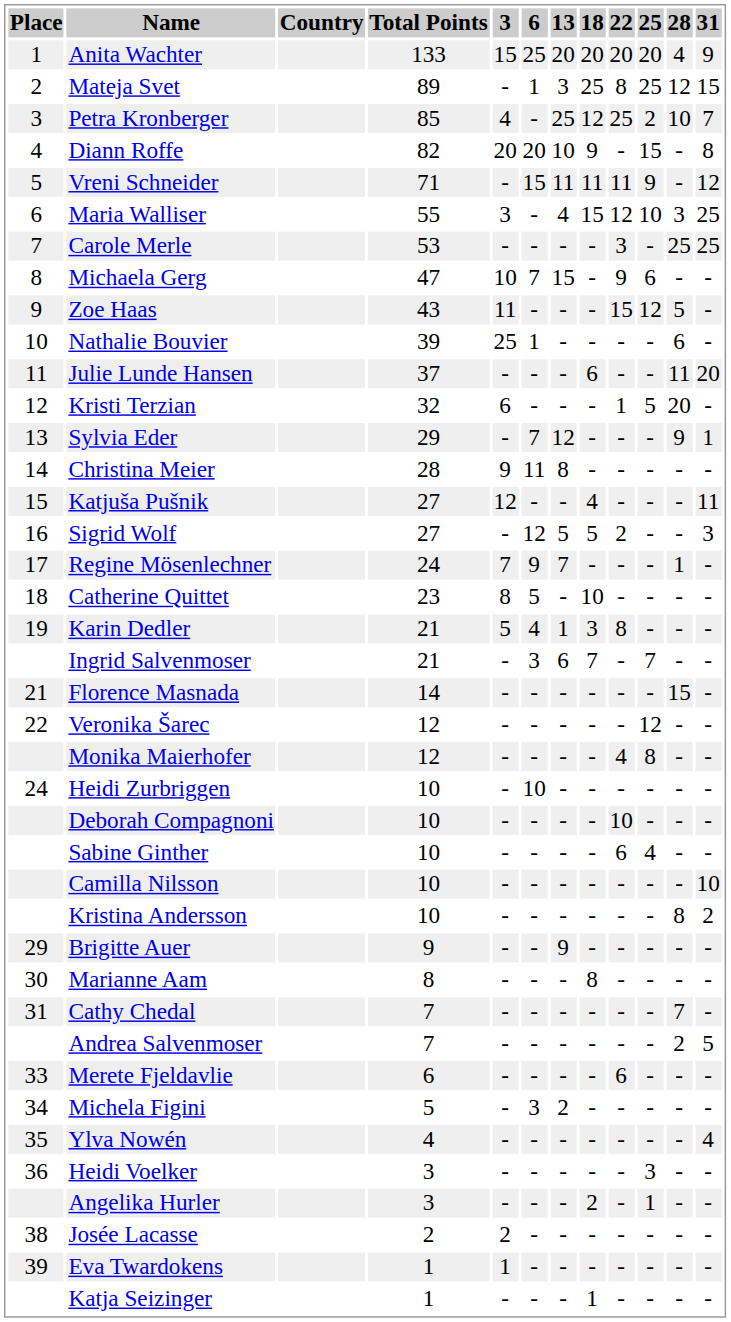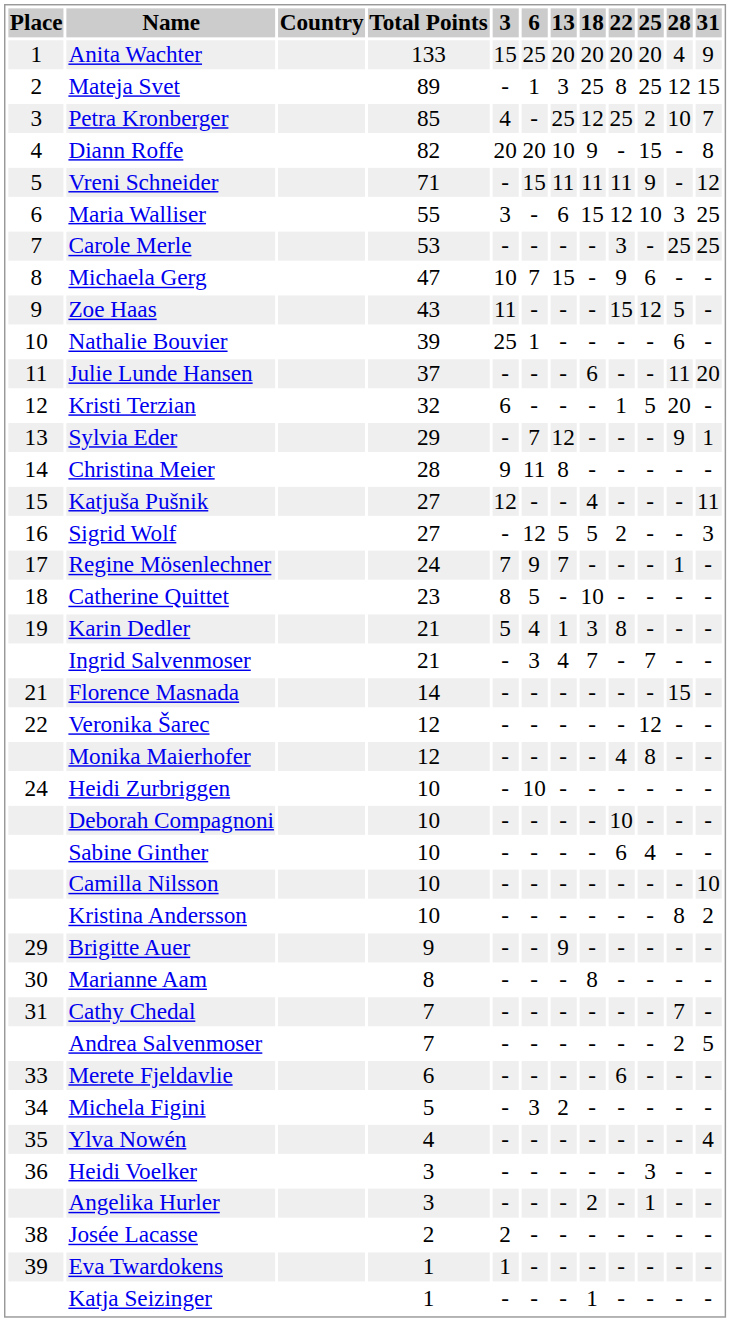(563, 214) 4 -> (563, 214) 6
(563, 660) 6 -> (563, 660) 4
